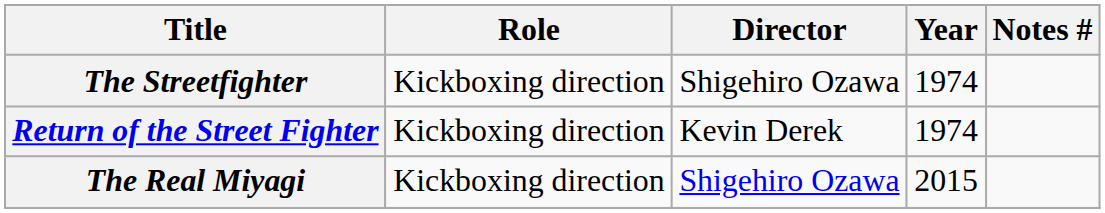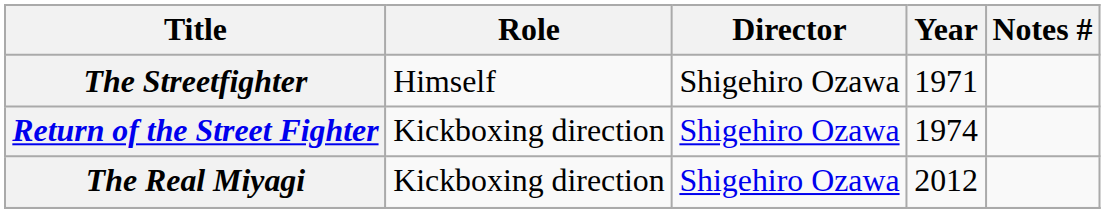(529, 80) Kickboxing direction -> (445, 80) Himself
(946, 80) 1974 -> (946, 80) 1971
(761, 130) Kevin Derek -> (789, 130) Shigehiro Ozawa
(946, 181) 2015 -> (946, 181) 2012
